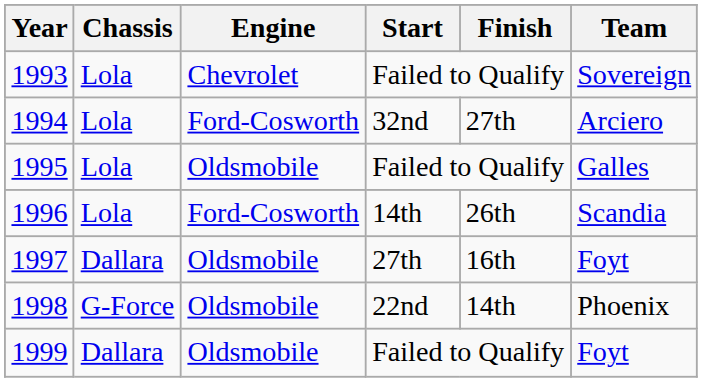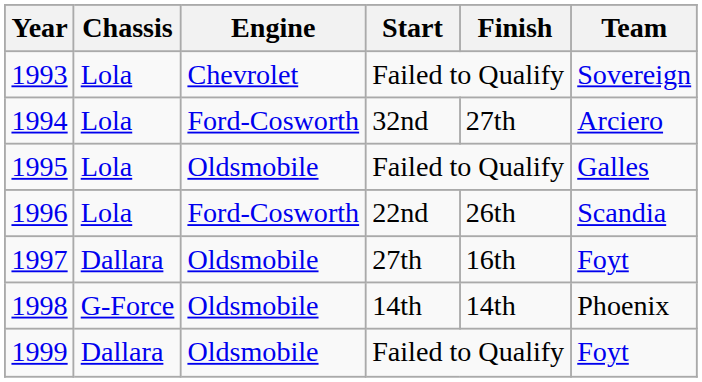(397, 213) 14th -> (400, 213) 22nd
(400, 306) 22nd -> (397, 306) 14th
